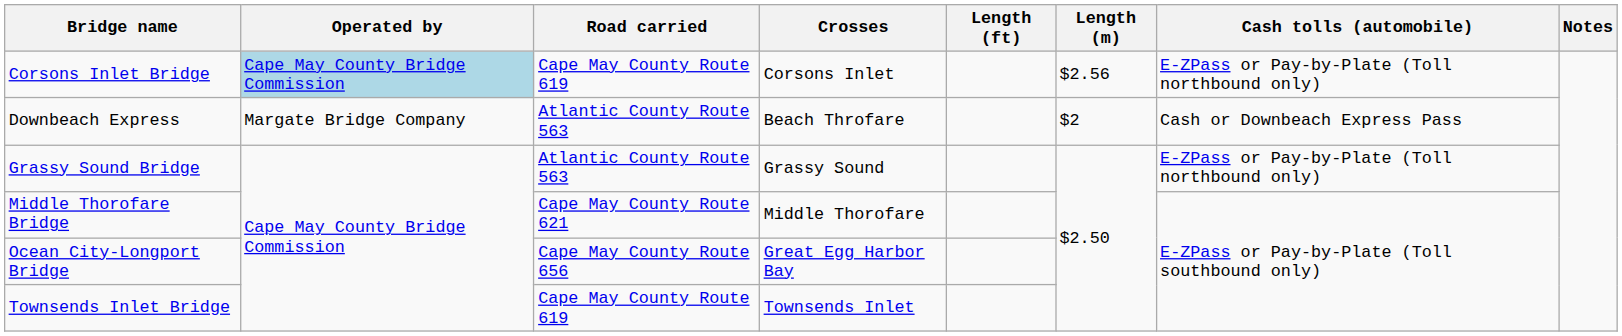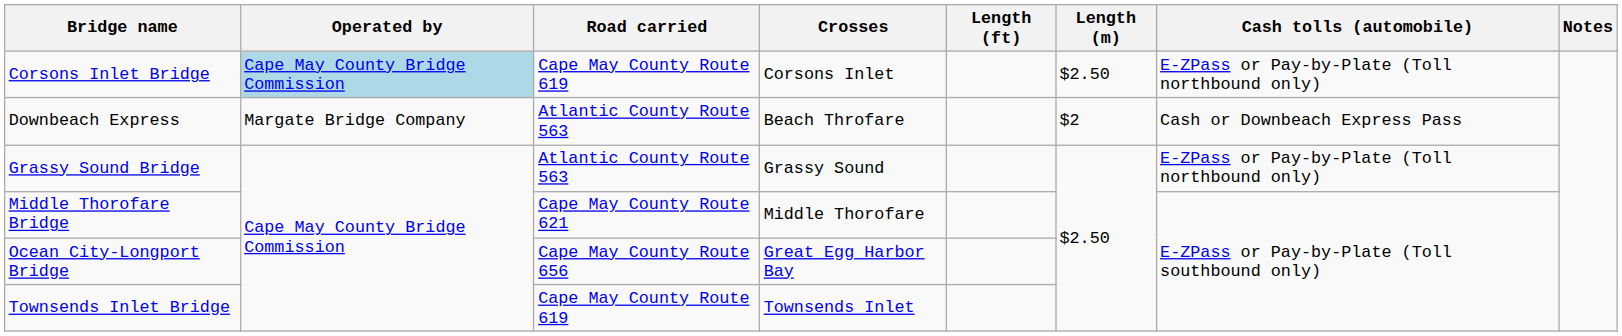(1085, 75) $2.56 -> (1085, 75) $2.50
